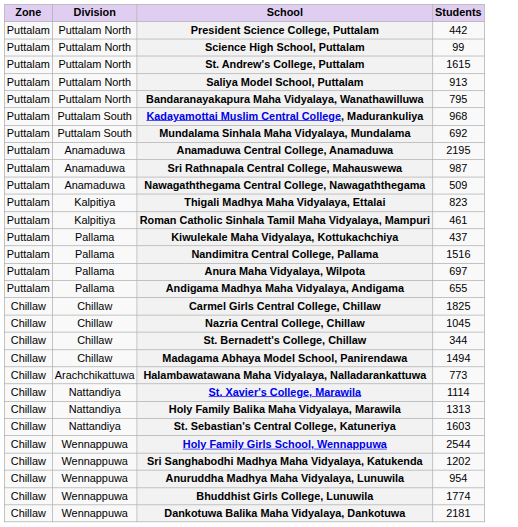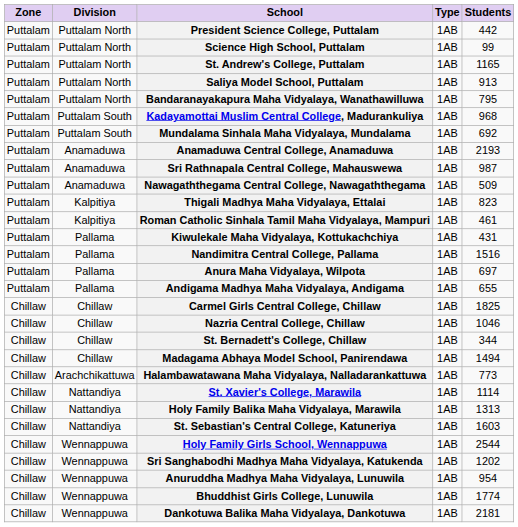+ column: (447, 13)
(458, 64) 1615 -> (488, 64) 1165
(458, 151) 2195 -> (488, 151) 2193
(458, 237) 437 -> (488, 237) 431
(458, 323) 1045 -> (488, 323) 1046
